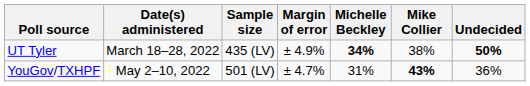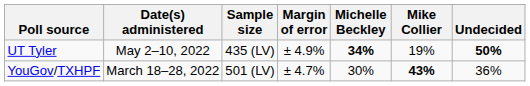(163, 50) March 18–28, 2022 -> (163, 50) May 2–10, 2022
(422, 50) 38% -> (422, 50) 19%
(163, 71) May 2–10, 2022 -> (163, 71) March 18–28, 2022
(361, 71) 31% -> (361, 71) 30%
